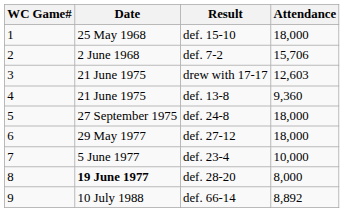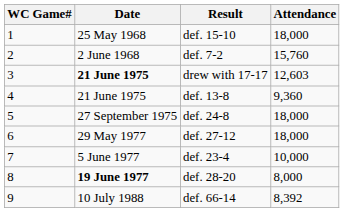(291, 55) 15,706 -> (291, 55) 15,760
(112, 75) normal -> (113, 75) bold
(288, 197) 8,892 -> (288, 197) 8,392
